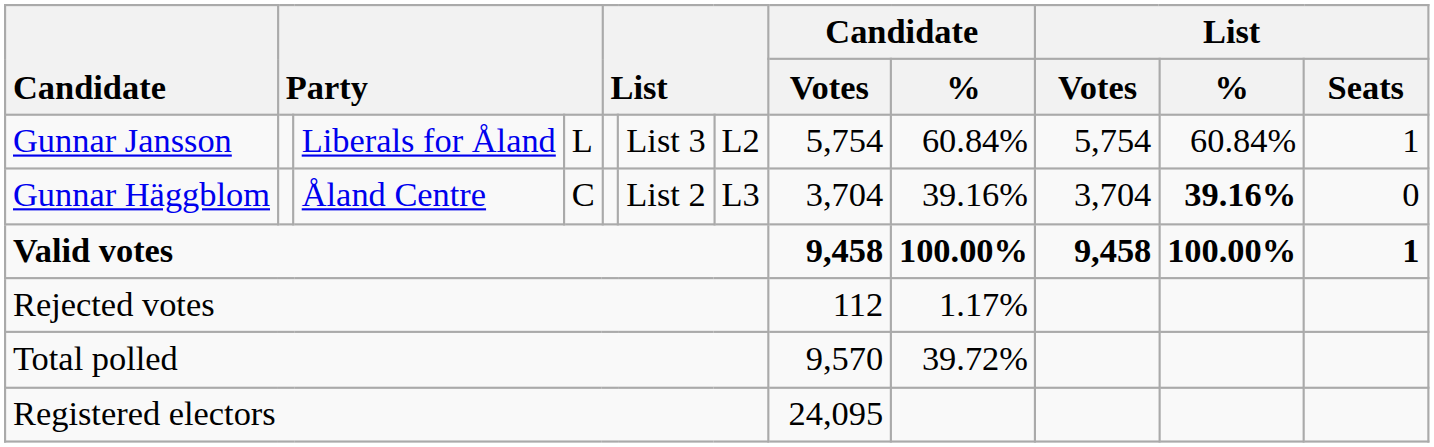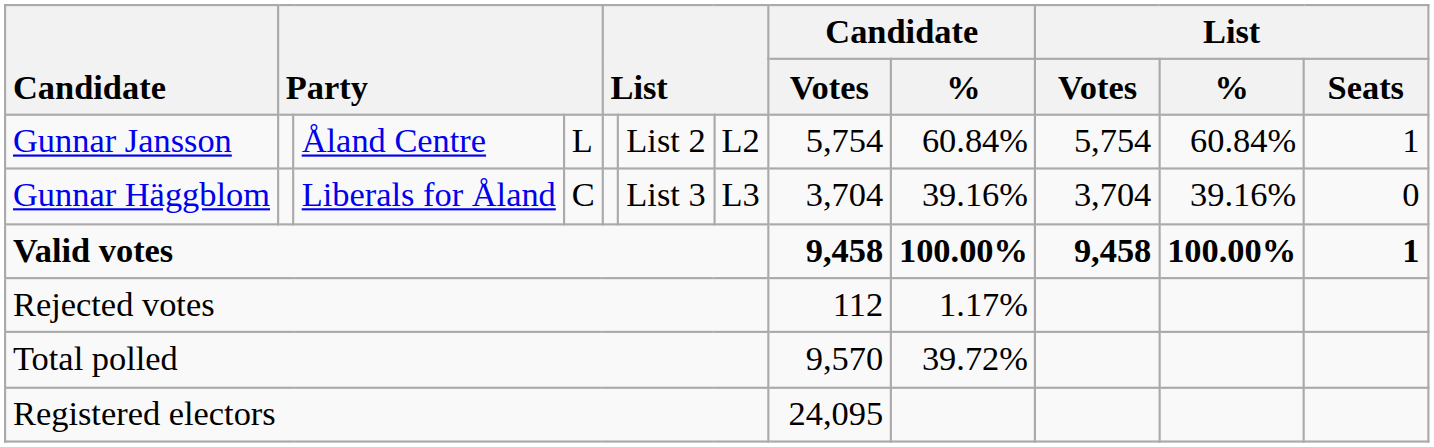(429, 140) Liberals for Åland -> (394, 140) Åland Centre
(666, 140) List 3 -> (666, 140) List 2
(394, 195) Åland Centre -> (429, 195) Liberals for Åland
(666, 195) List 2 -> (666, 195) List 3
(1240, 195) bold -> (1243, 195) normal
